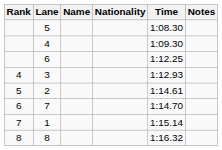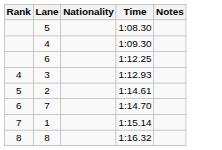- column: (77, 12)
